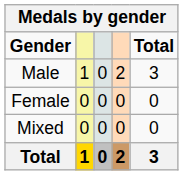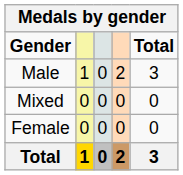rows swapped: (40, 101) <-> (40, 129)
